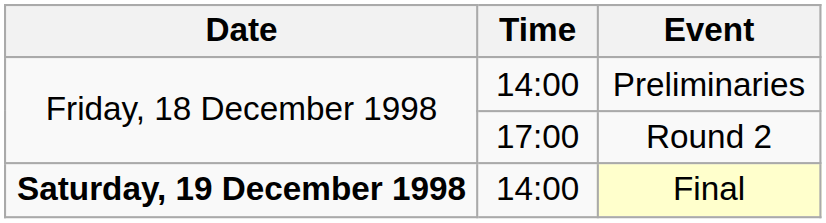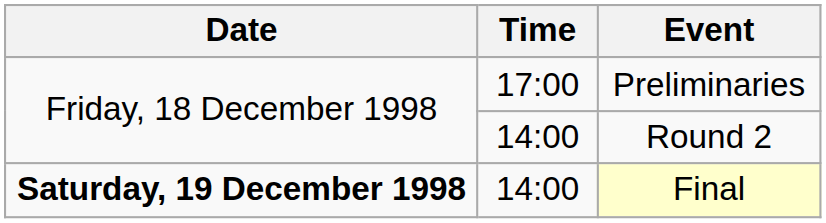(538, 83) 14:00 -> (538, 83) 17:00
(538, 136) 17:00 -> (538, 136) 14:00
